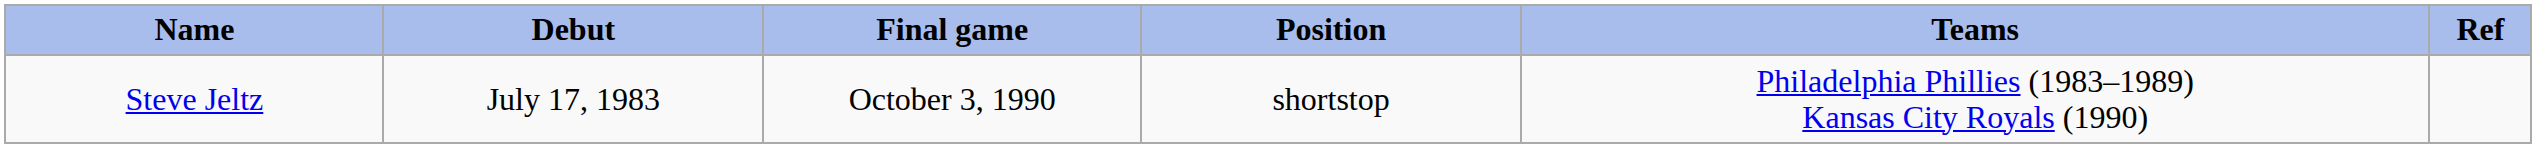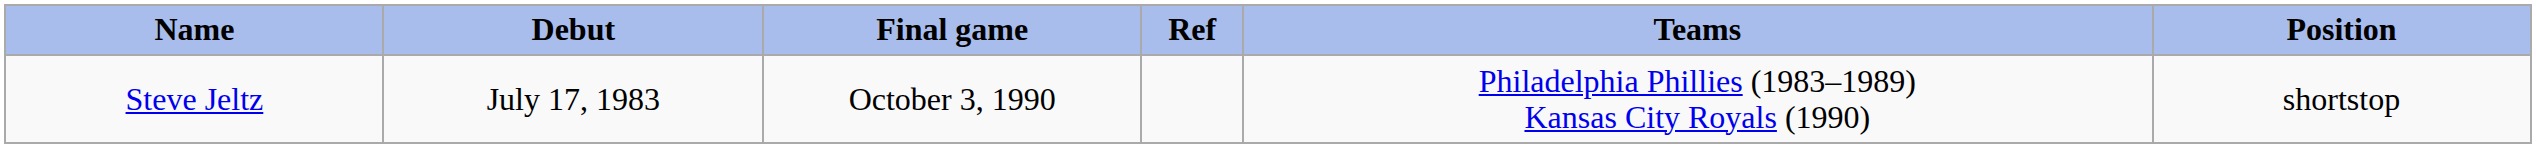columns swapped: (1331, 29) <-> (2480, 29)
